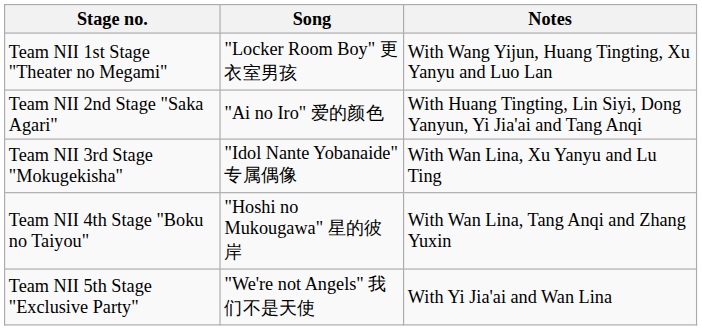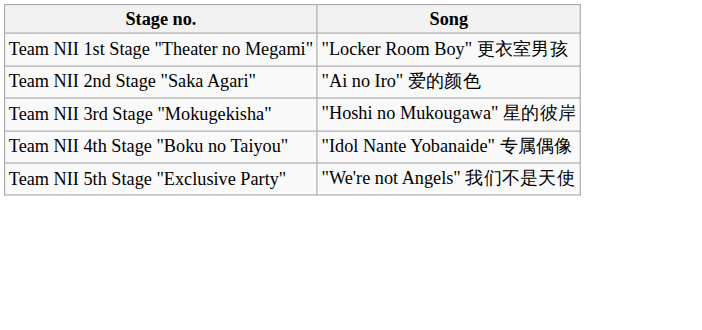- column: (550, 18)
(311, 164) "Idol Nante Yobanaide" 专属偶像 -> (449, 113) "Hoshi no Mukougawa" 星的彼岸
(303, 229) "Hoshi no Mukougawa" 星的彼岸 -> (447, 146) "Idol Nante Yobanaide" 专属偶像
